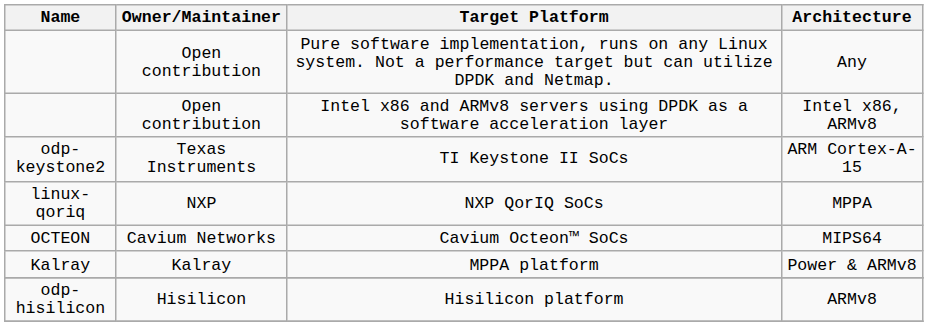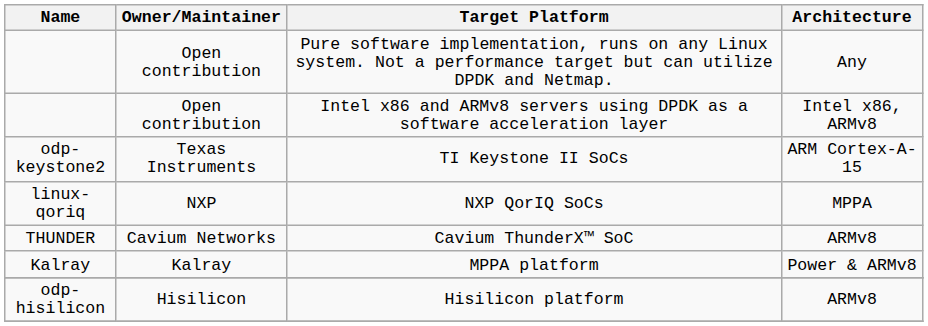- row: (534, 238)
+ row: (534, 238)
